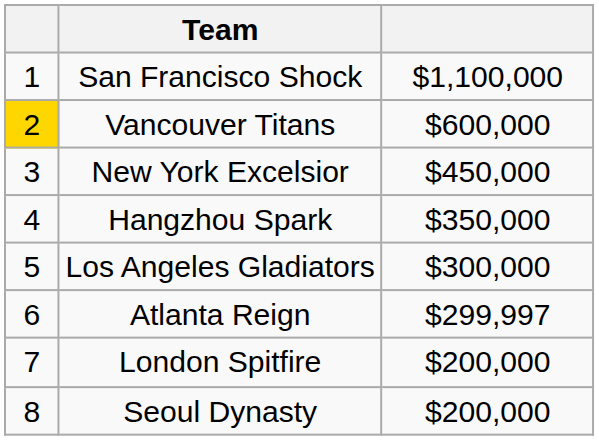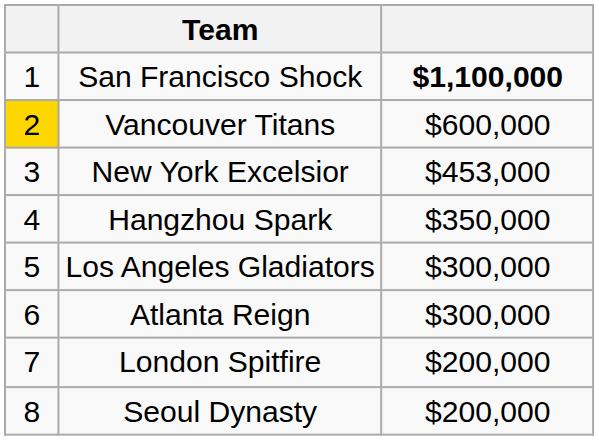(488, 77) normal -> (488, 77) bold
(488, 172) $450,000 -> (488, 172) $453,000
(488, 315) $299,997 -> (488, 315) $300,000
